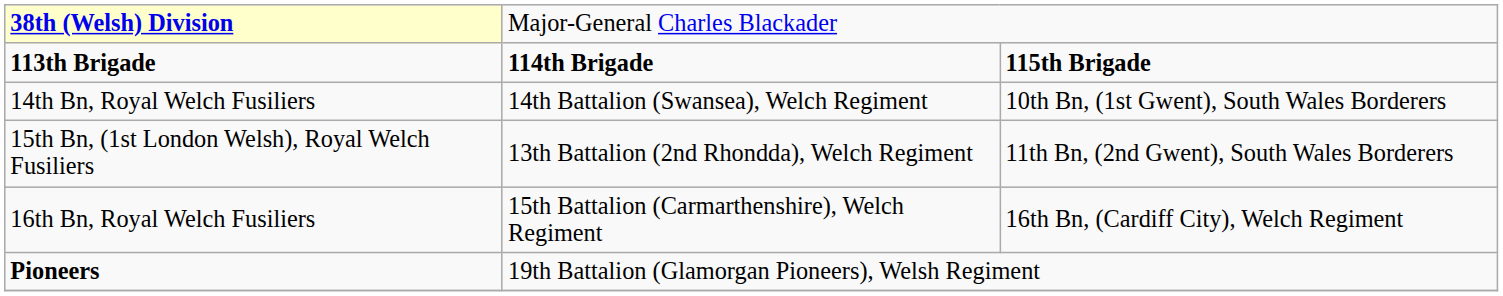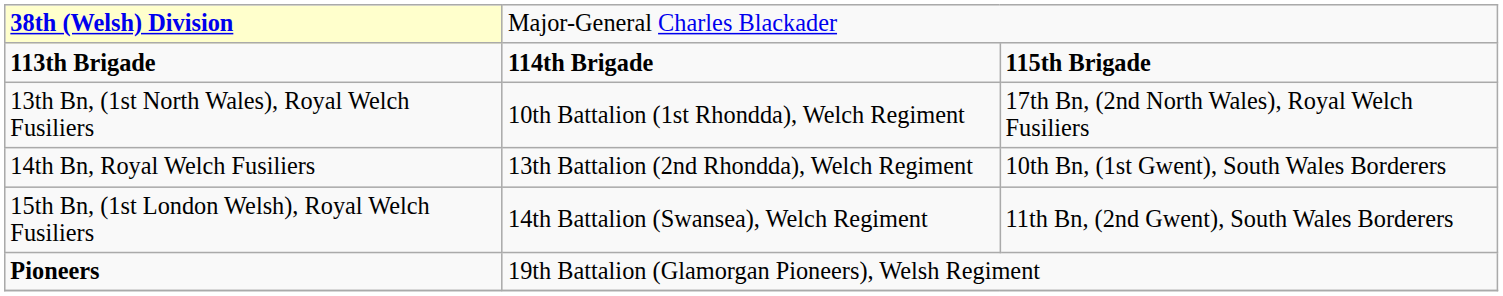+ row: (210, 114)
(718, 100) 14th Battalion (Swansea), Welch Regiment -> (740, 166) 13th Battalion (2nd Rhondda), Welch Regiment
(740, 153) 13th Battalion (2nd Rhondda), Welch Regiment -> (718, 219) 14th Battalion (Swansea), Welch Regiment
- row: (163, 219)
